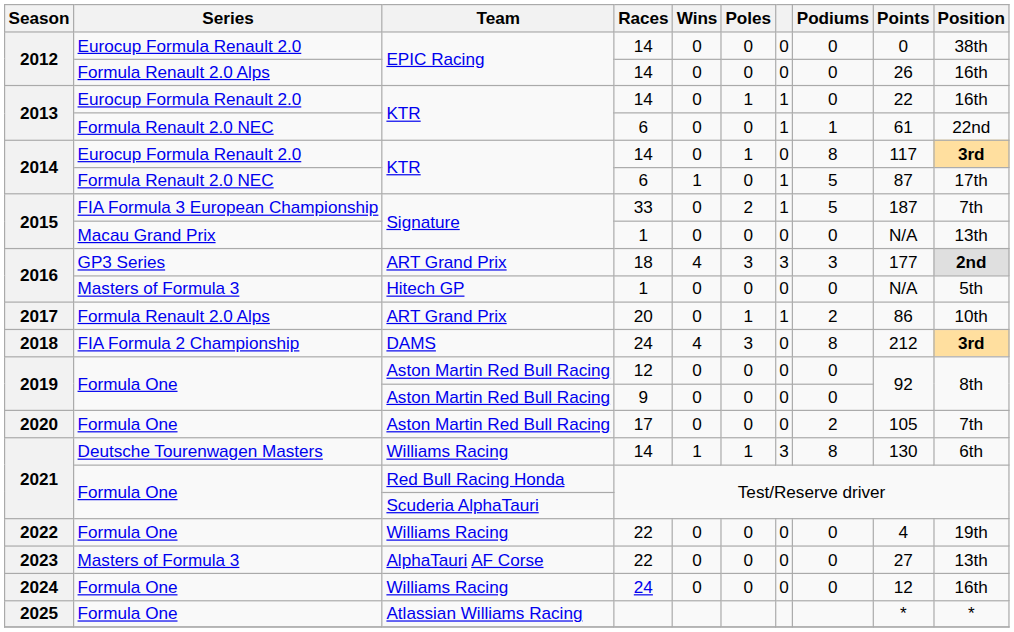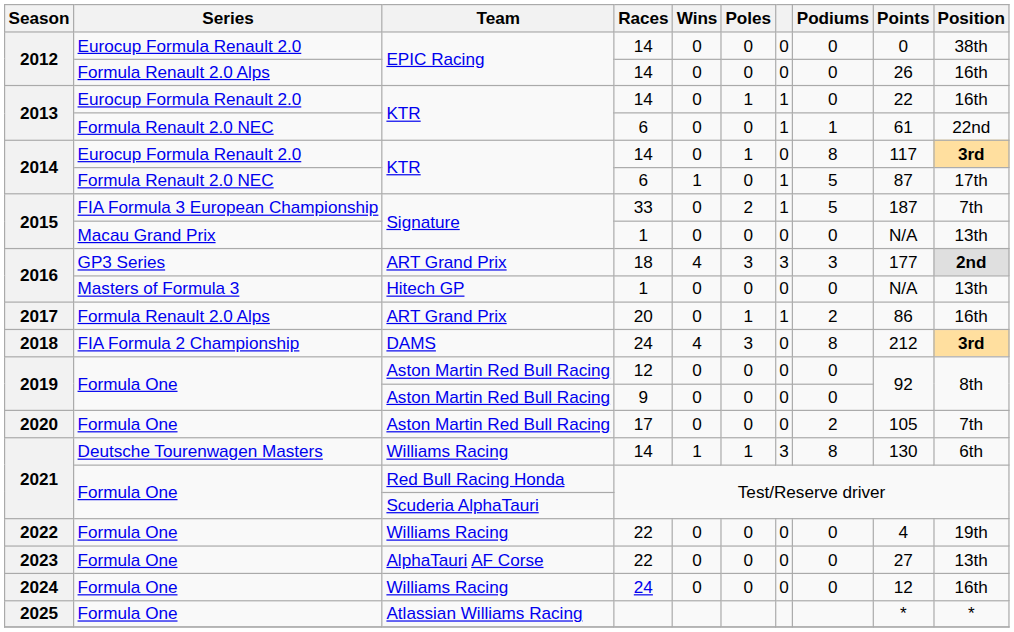(971, 289) 5th -> (971, 289) 13th
(971, 316) 10th -> (971, 316) 16th
(158, 560) Masters of Formula 3 -> (128, 560) Formula One
